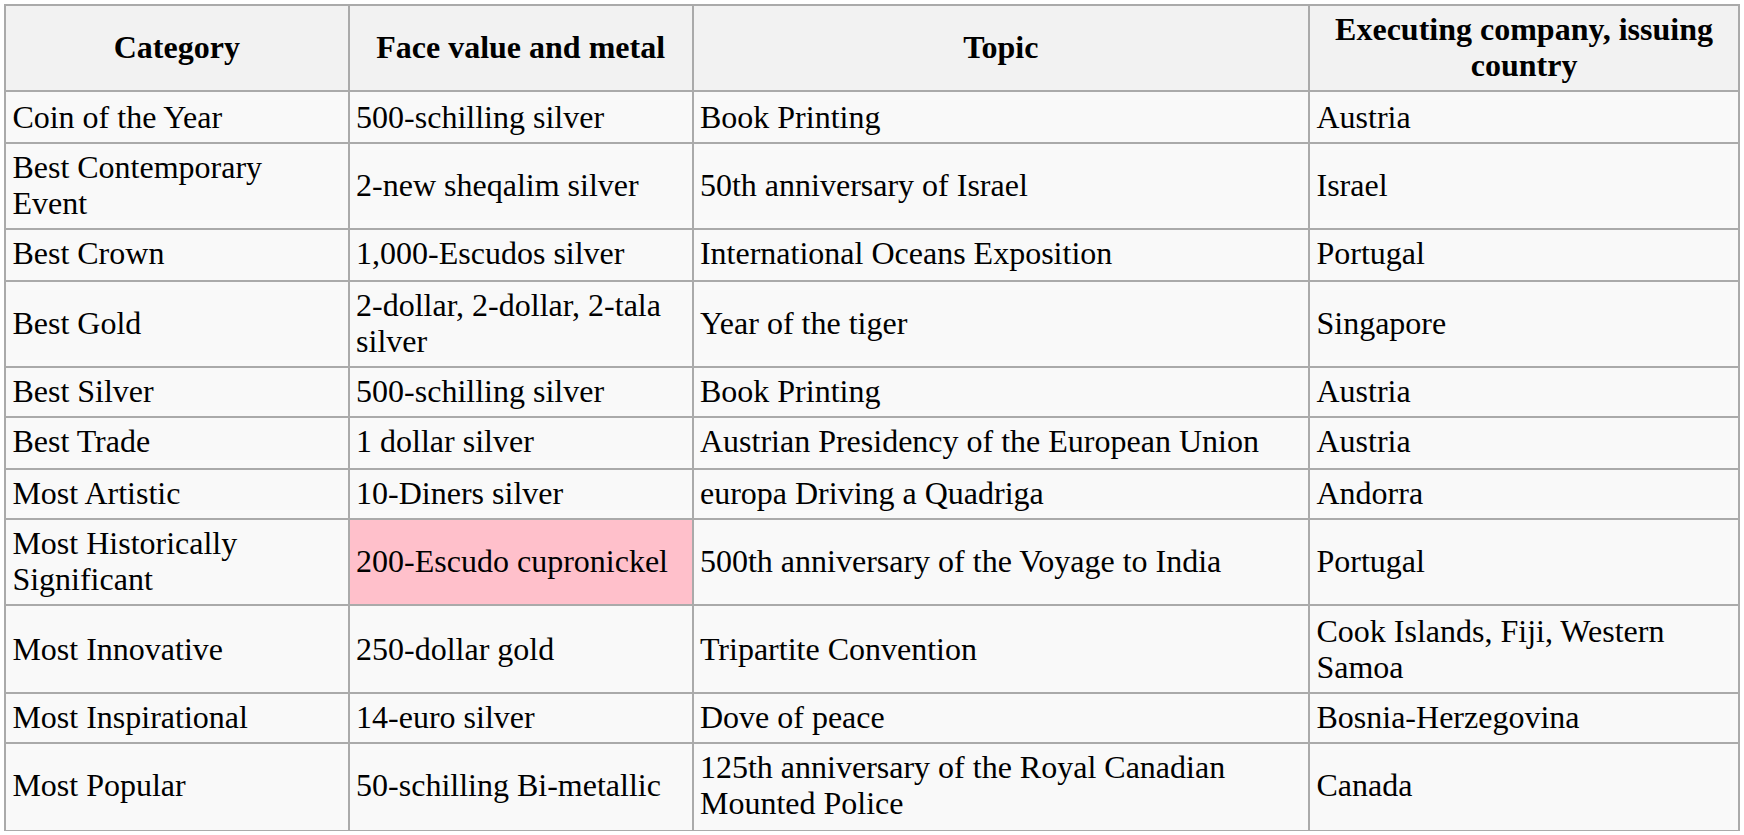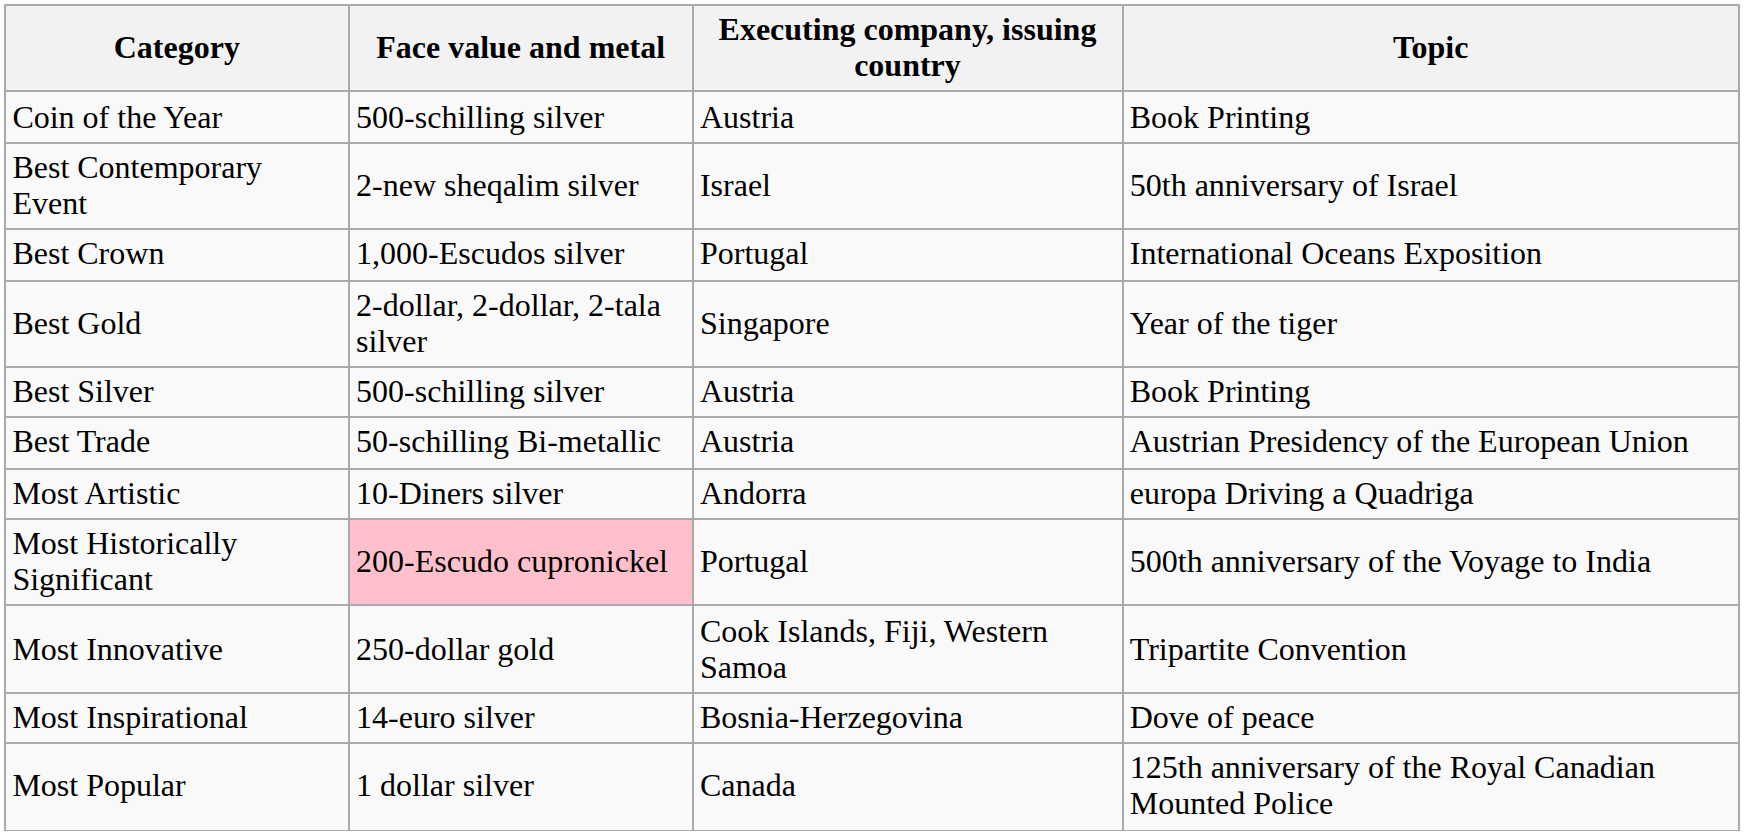columns swapped: (1524, 47) <-> (1001, 47)
(445, 442) 1 dollar silver -> (508, 442) 50-schilling Bi-metallic
(508, 786) 50-schilling Bi-metallic -> (445, 786) 1 dollar silver
